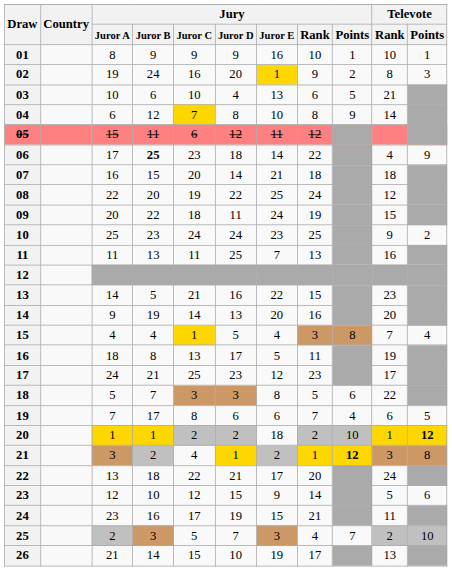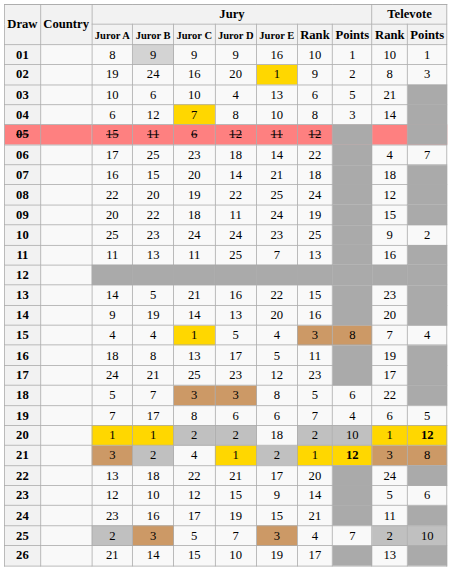(153, 54) no background -> (153, 54) lightgrey background
(352, 114) 9 -> (352, 114) 3
(153, 154) bold -> (153, 154) normal
(427, 154) 9 -> (427, 154) 7
